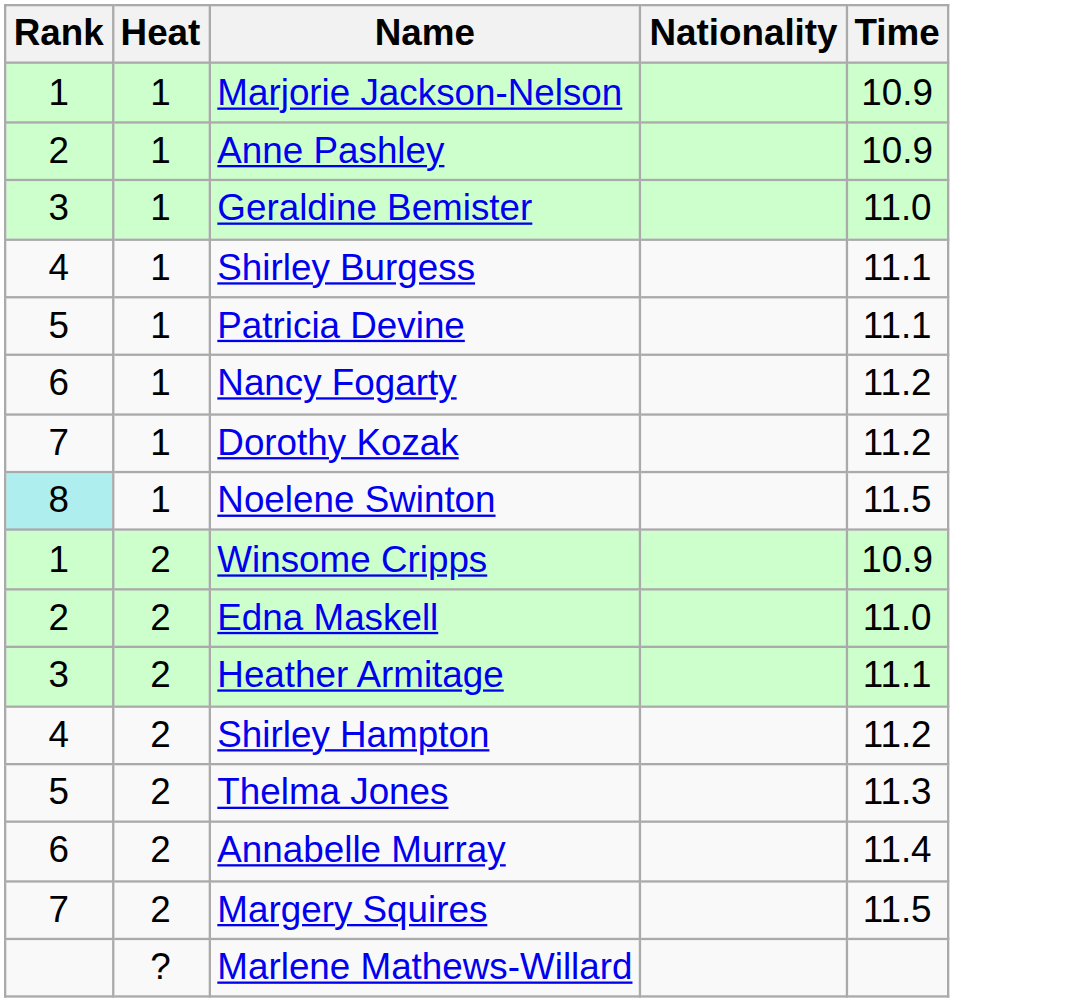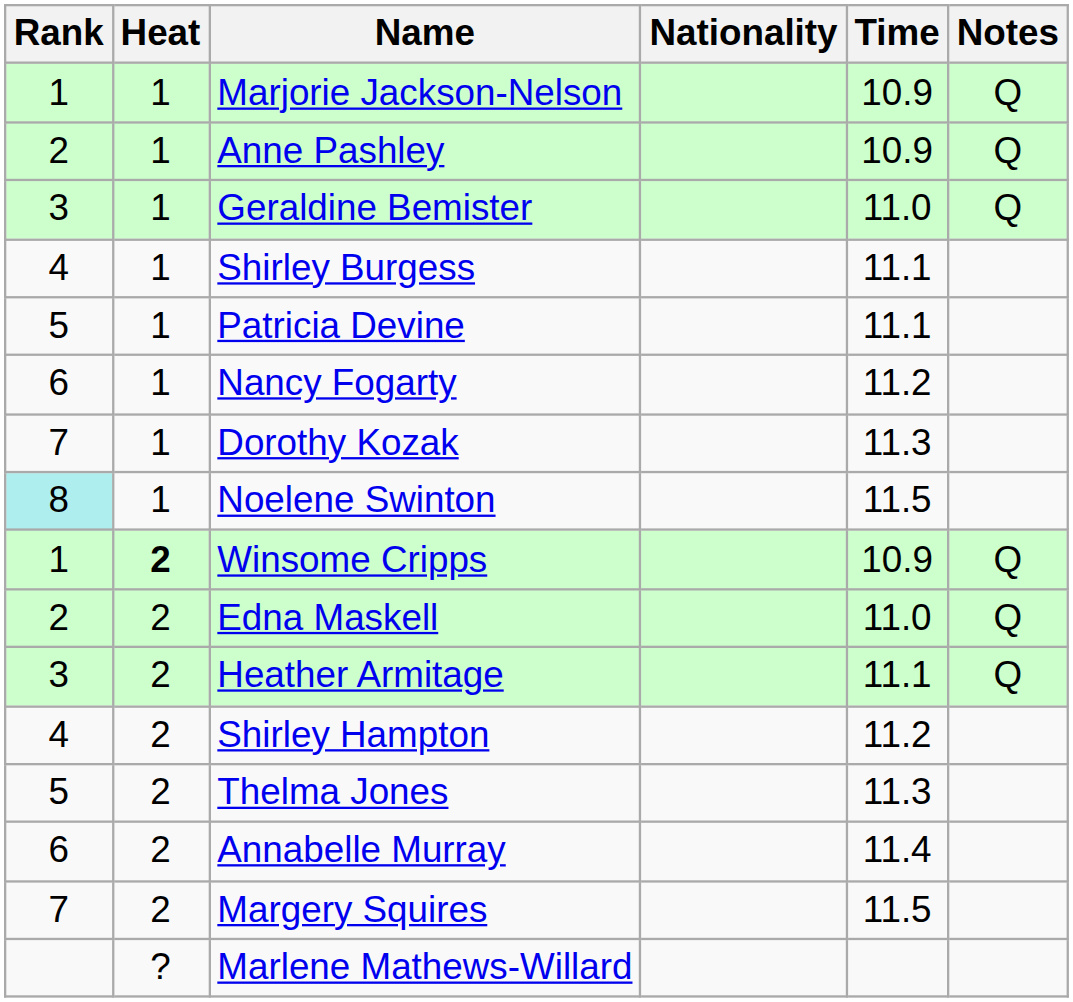+ column: (1008, 33)
(897, 442) 11.2 -> (897, 442) 11.3
(160, 558) normal -> (160, 558) bold
